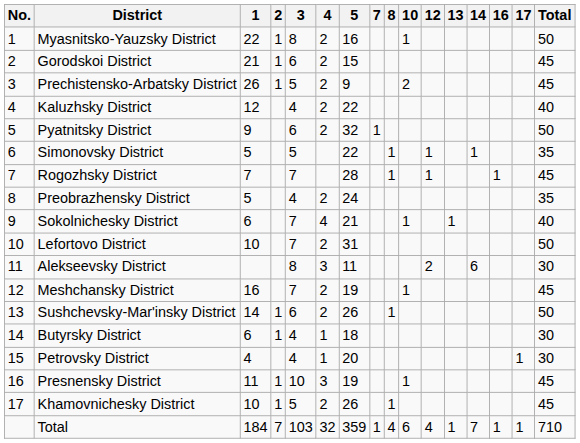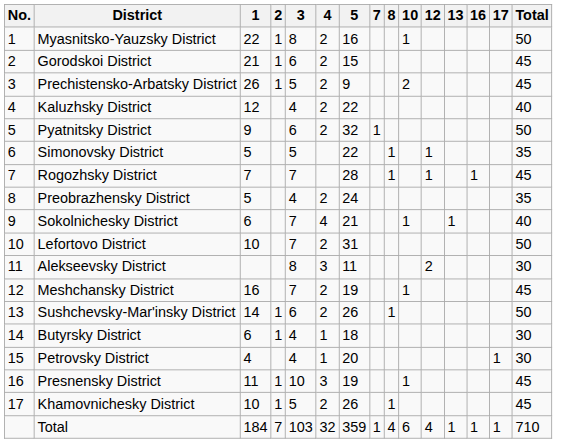- column: (478, 15)
